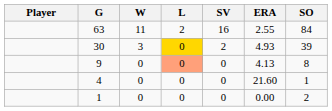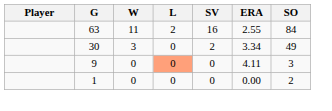(182, 47) gold background -> (173, 47) no background
(265, 47) 4.93 -> (252, 47) 3.34
(306, 47) 39 -> (291, 47) 49
(265, 64) 4.13 -> (252, 64) 4.11
(306, 64) 8 -> (291, 64) 3
- row: (99, 81)
